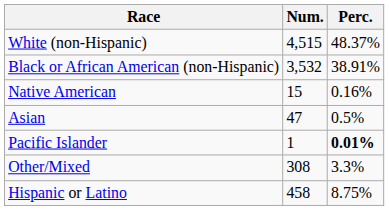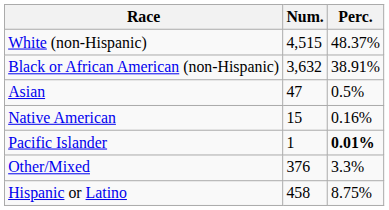(304, 67) 3,532 -> (304, 67) 3,632
rows swapped: (62, 92) <-> (27, 117)
(298, 167) 308 -> (298, 167) 376
